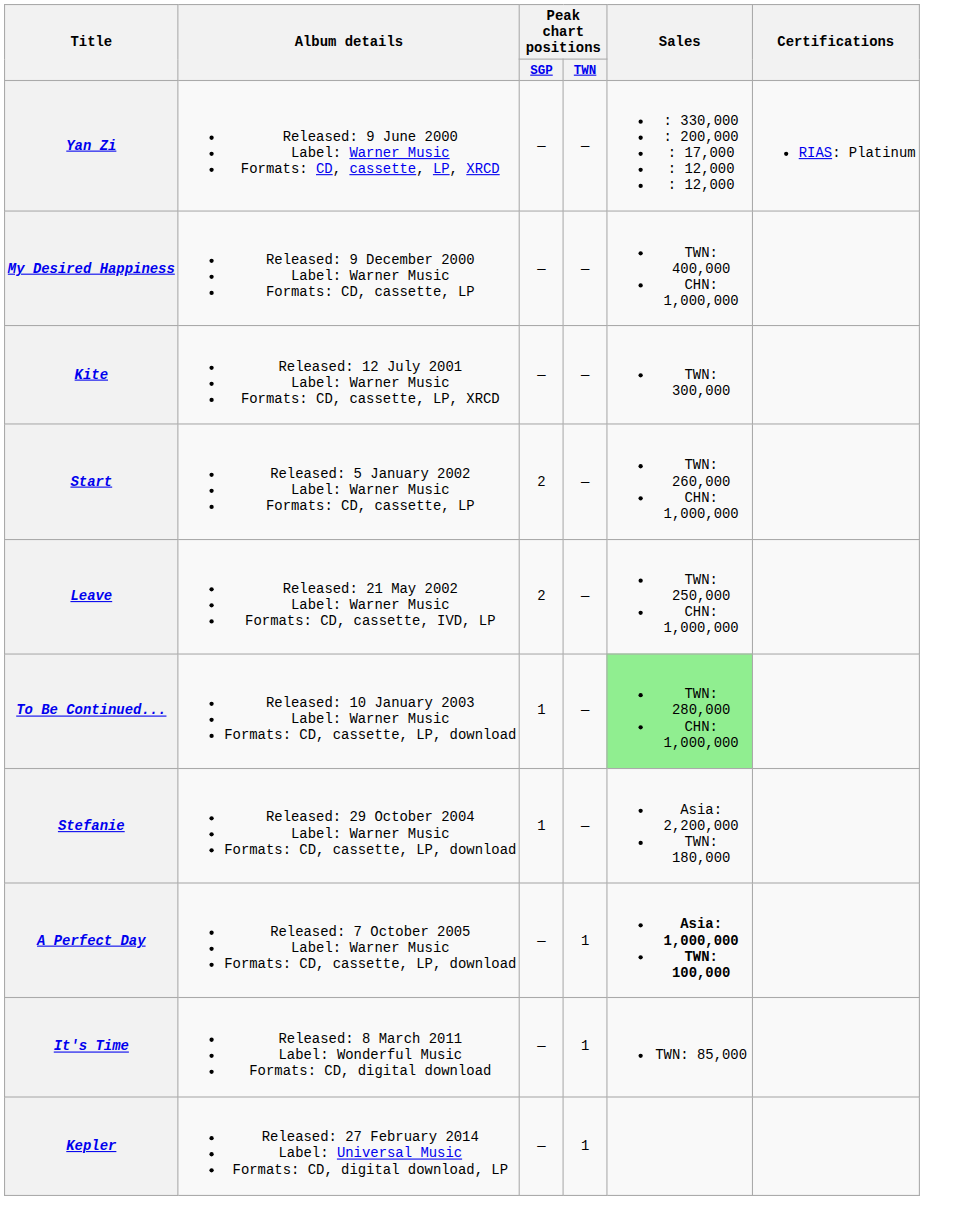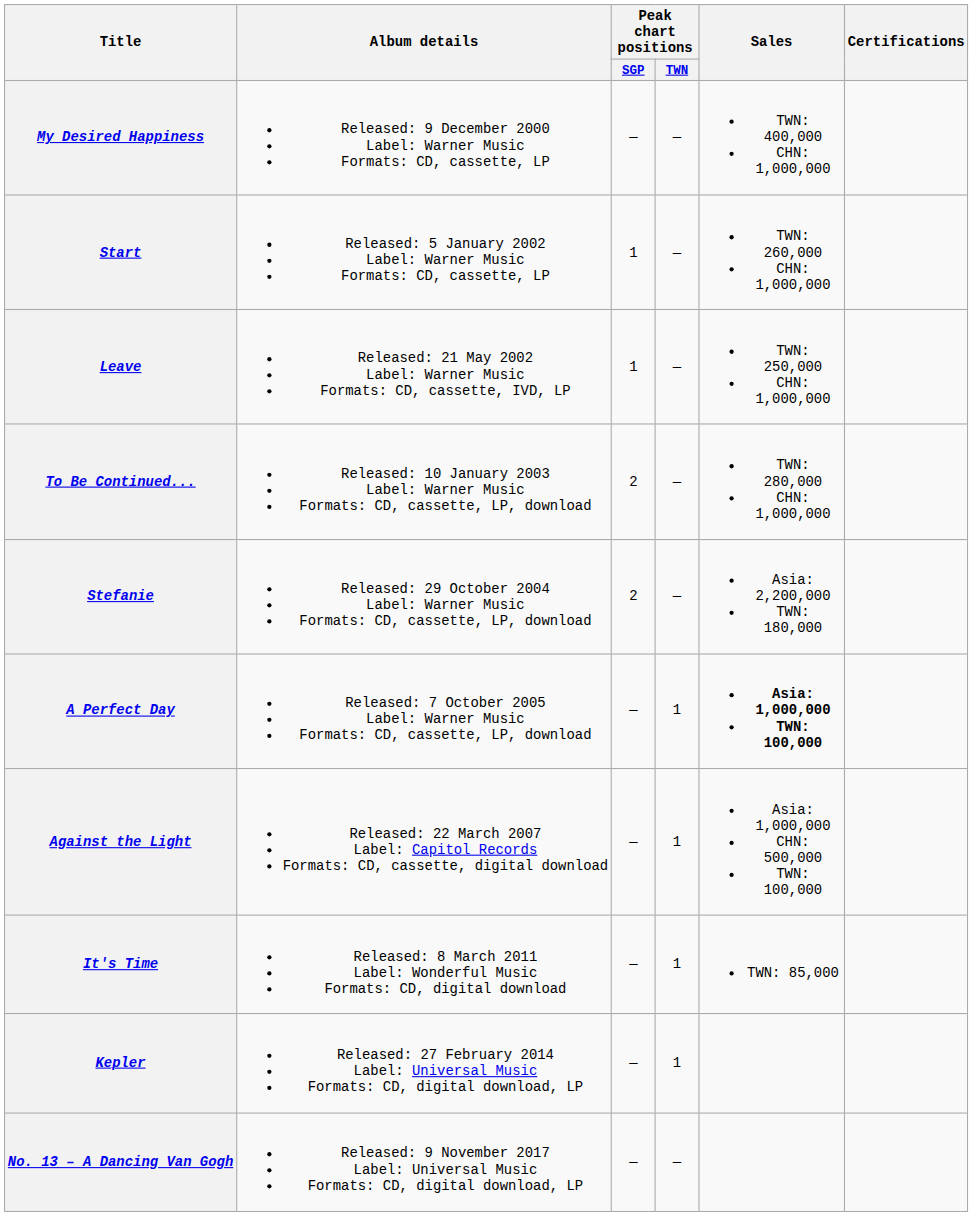- row: (91, 146)
- row: (91, 375)
(541, 482) 2 -> (633, 252) 1
(541, 596) 2 -> (633, 367) 1
(541, 711) 1 -> (633, 482) 2
(680, 719) lightgreen background -> (772, 490) no background
(541, 826) 1 -> (633, 596) 2
+ row: (121, 842)
+ row: (121, 1162)
